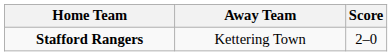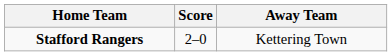columns swapped: (366, 16) <-> (260, 16)
